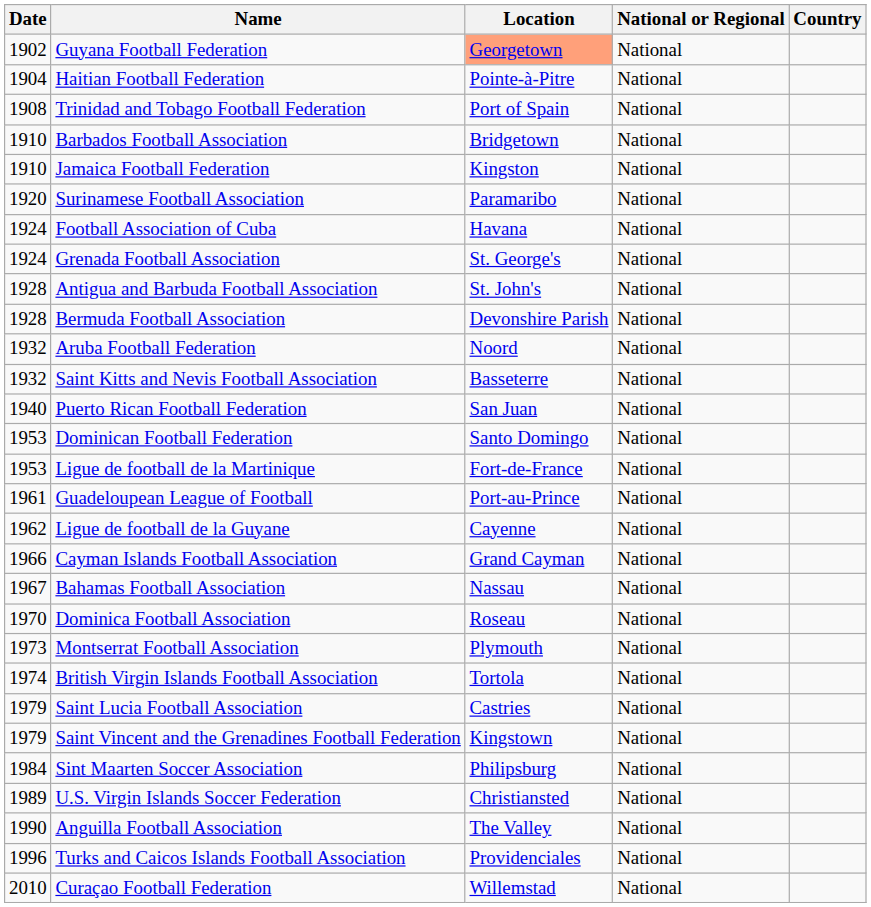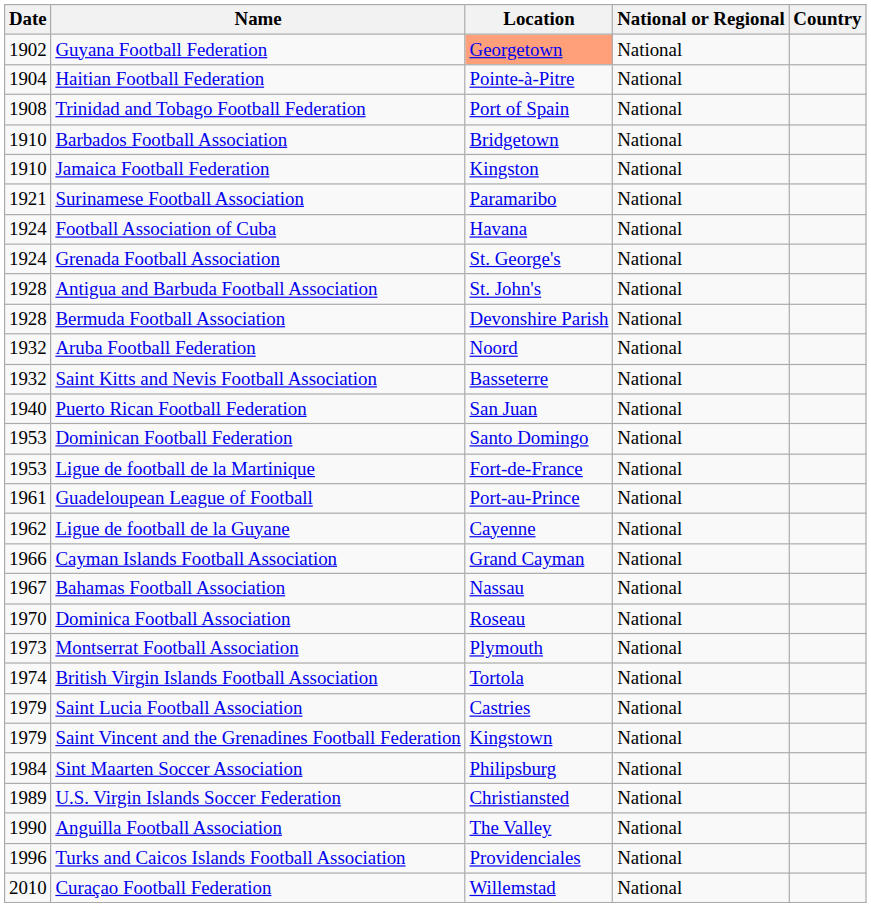(28, 199) 1920 -> (28, 199) 1921
